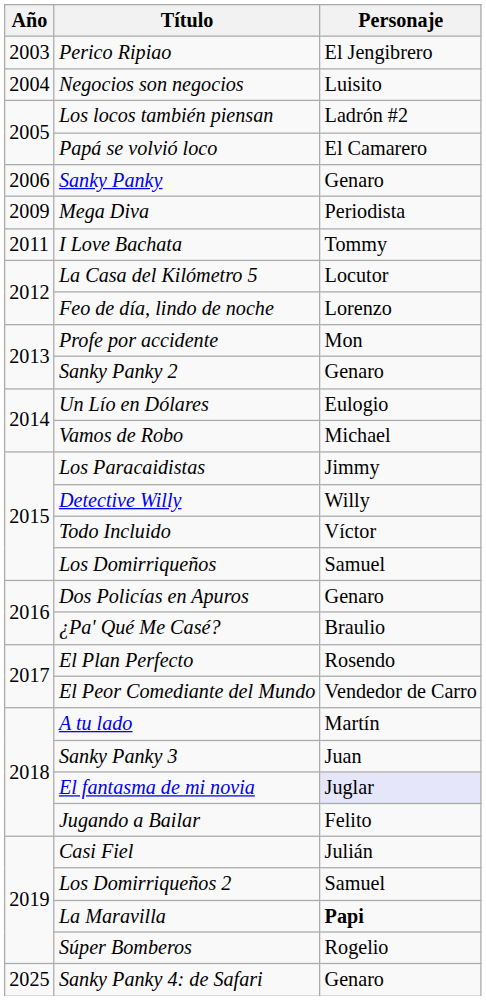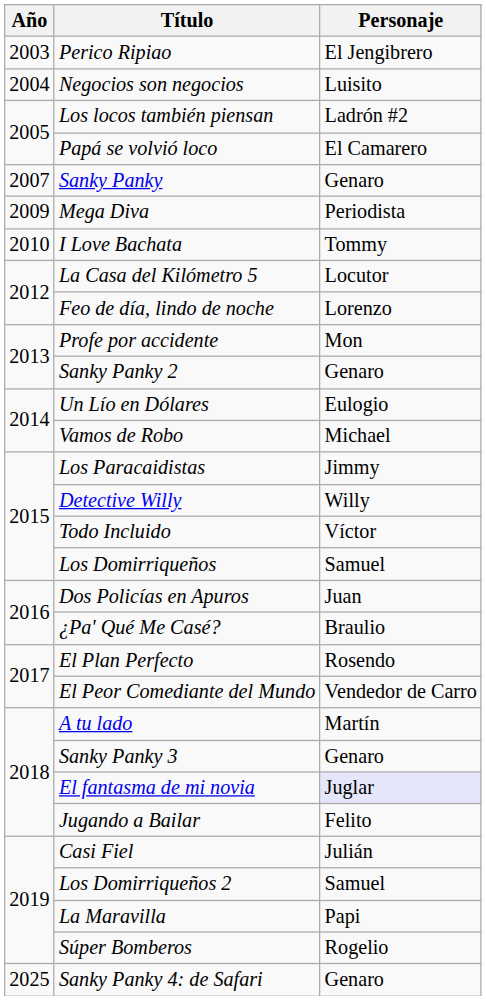(29, 180) 2006 -> (29, 180) 2007
(29, 244) 2011 -> (29, 244) 2010
(354, 595) Genaro -> (343, 595) Juan
(343, 755) Juan -> (354, 755) Genaro
(344, 915) bold -> (343, 915) normal
